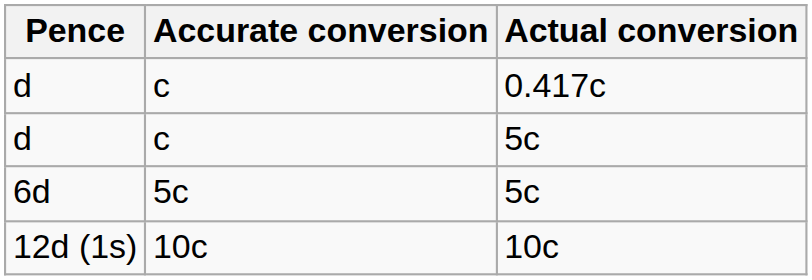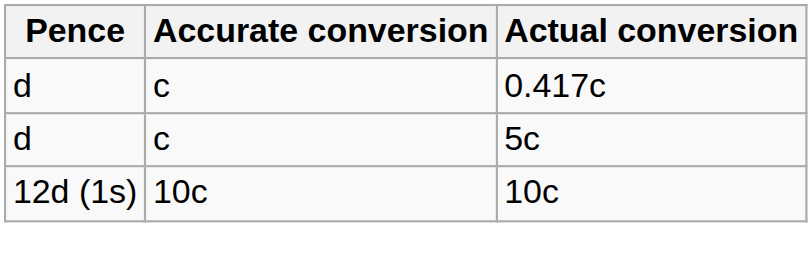- row: (32, 192)
